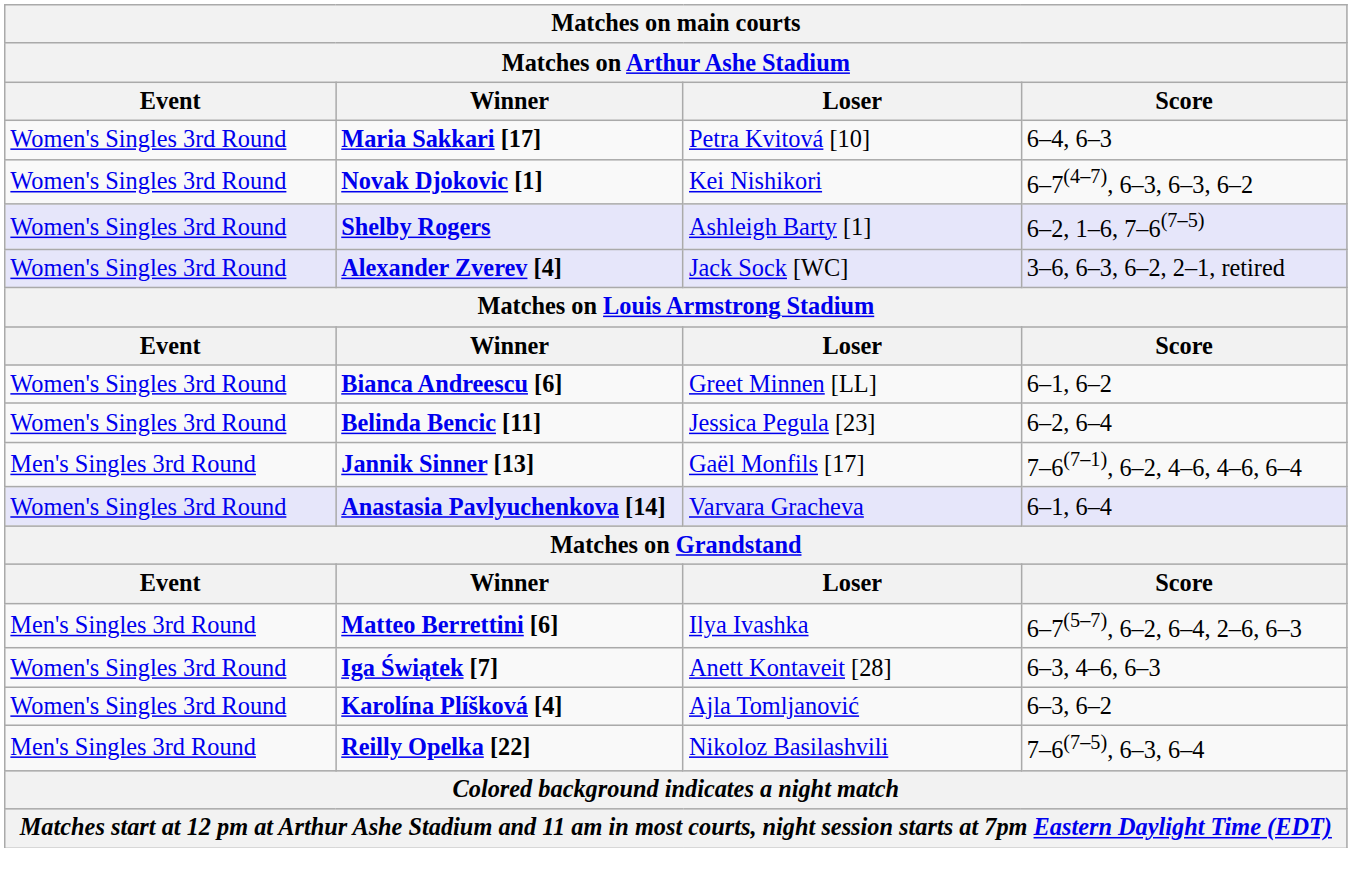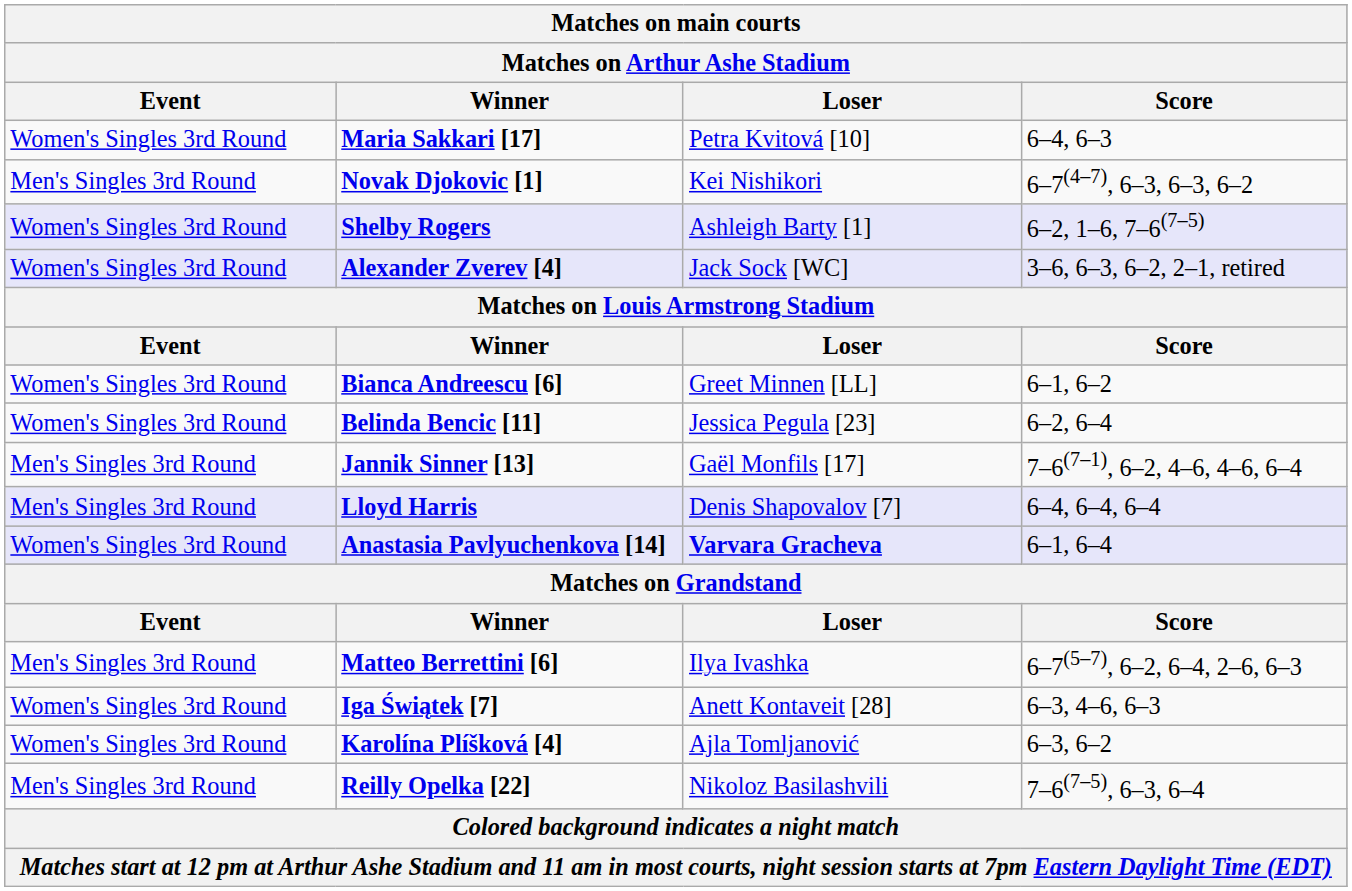(148, 181) Women's Singles 3rd Round -> (133, 181) Men's Singles 3rd Round
+ row: (409, 506)
(776, 506) normal -> (785, 544) bold
